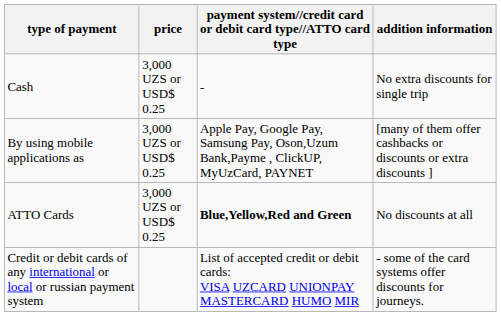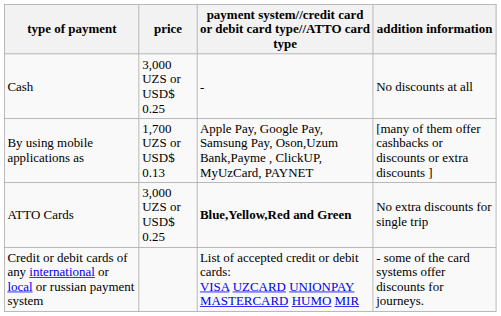(434, 86) No extra discounts for single trip -> (425, 86) No discounts at all
(161, 150) 3,000 UZS or USD$ 0.25 -> (161, 150) 1,700 UZS or USD$ 0.13
(425, 214) No discounts at all -> (434, 214) No extra discounts for single trip
